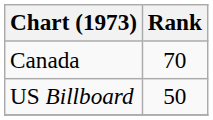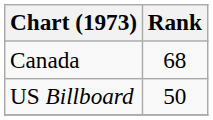(175, 59) 70 -> (175, 59) 68
